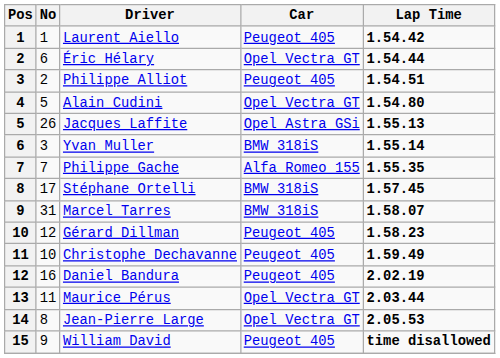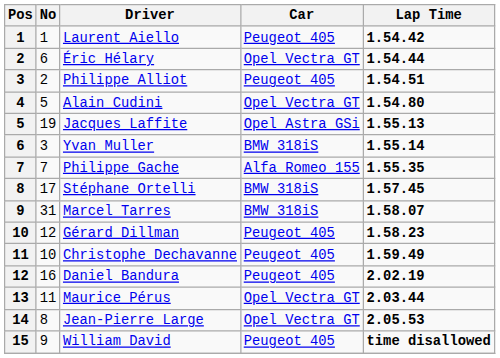(48, 124) 26 -> (48, 124) 19
